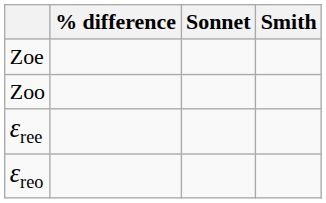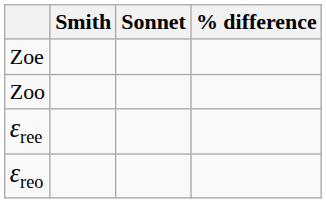columns swapped: (289, 21) <-> (116, 21)
